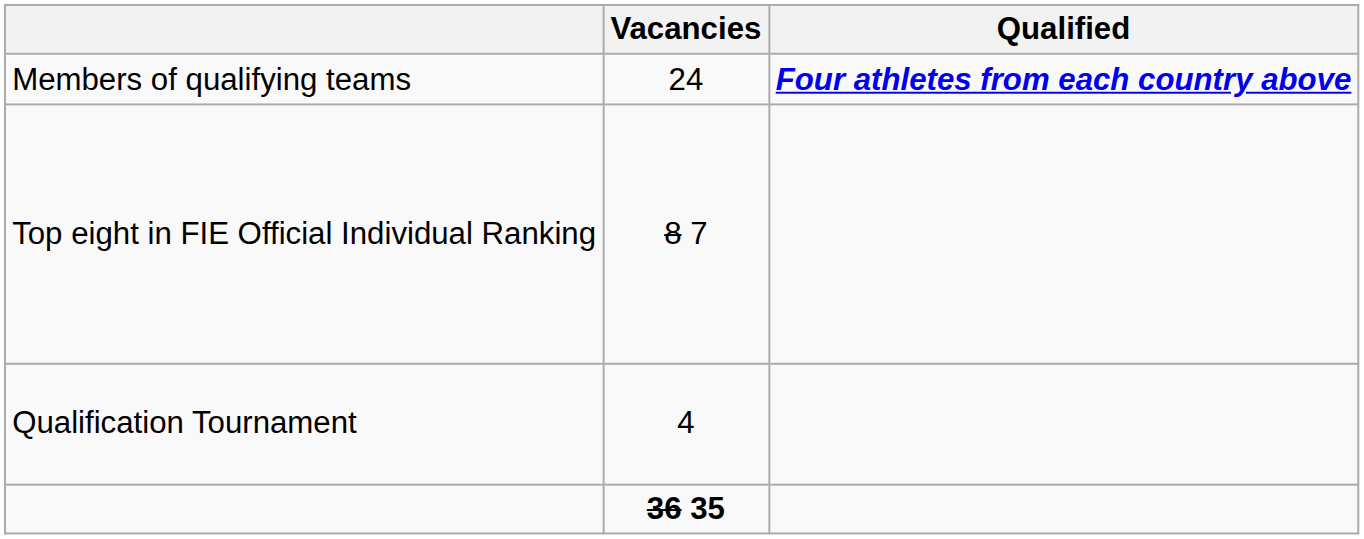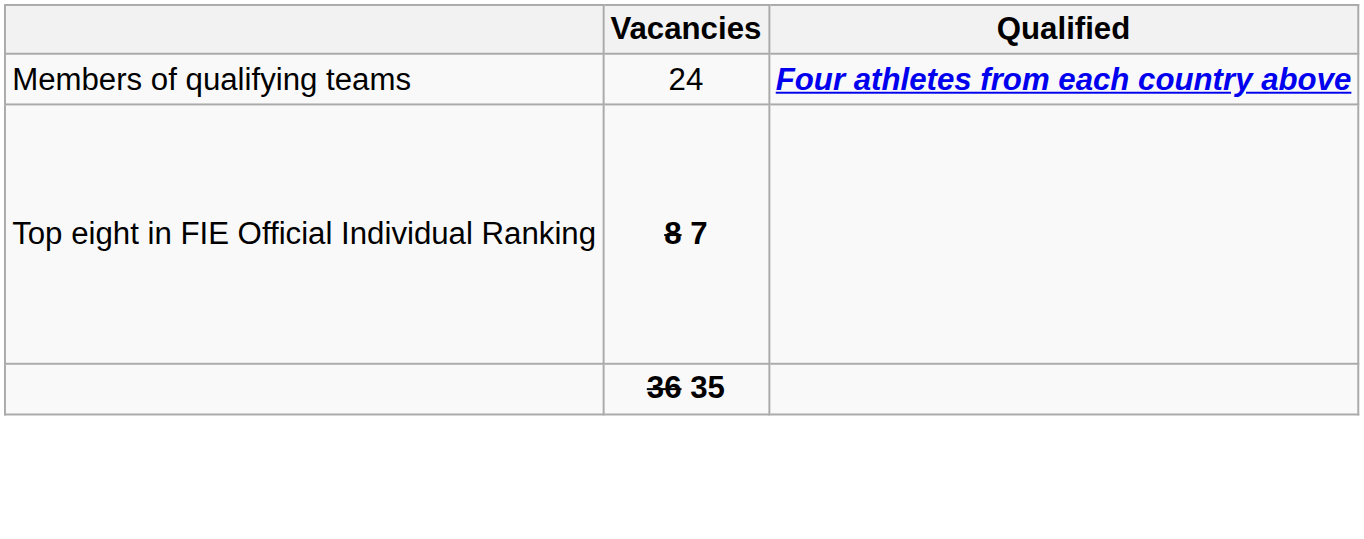(686, 233) normal -> (686, 233) bold
- row: (184, 423)
